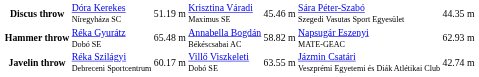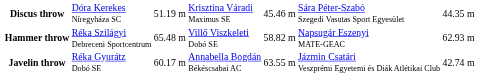(99, 38) Réka Gyurátz Dobó SE -> (112, 38) Réka Szilágyi Debreceni Sportcentrum
(225, 38) Annabella Bogdán Békéscsabai AC -> (219, 38) Villő Viszkeleti Dobó SE
(112, 62) Réka Szilágyi Debreceni Sportcentrum -> (99, 62) Réka Gyurátz Dobó SE
(219, 62) Villő Viszkeleti Dobó SE -> (225, 62) Annabella Bogdán Békéscsabai AC
